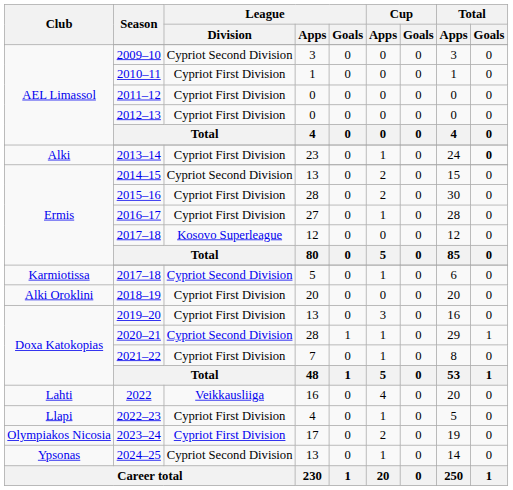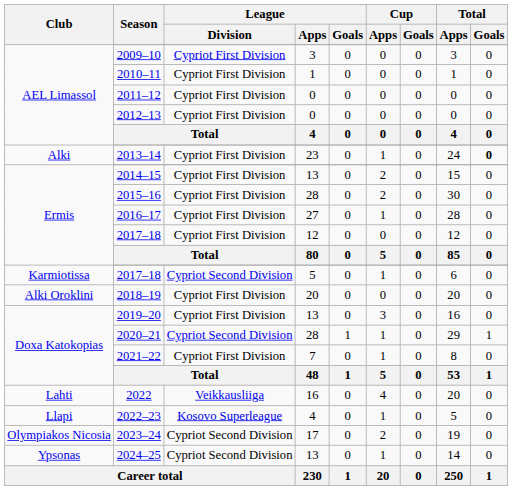(230, 54) Cypriot Second Division -> (230, 54) Cypriot First Division
(230, 174) Cypriot Second Division -> (230, 174) Cypriot First Division
(230, 235) Kosovo Superleague -> (230, 235) Cypriot First Division
(230, 415) Cypriot First Division -> (230, 415) Kosovo Superleague
(230, 435) Cypriot First Division -> (230, 435) Cypriot Second Division
